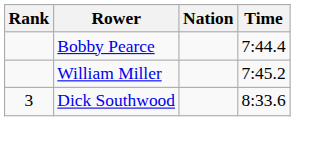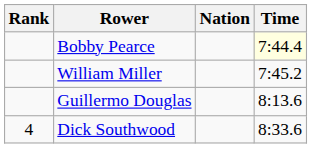(264, 45) no background -> (280, 45) lightyellow background
+ row: (124, 101)
(29, 101) 3 -> (29, 128) 4
